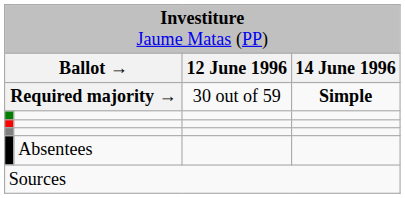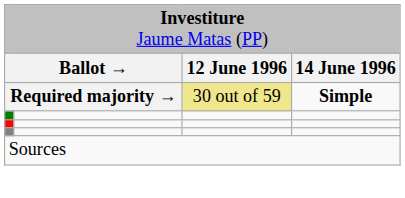(237, 96) no background -> (237, 96) khaki background
- row: (9, 150)
